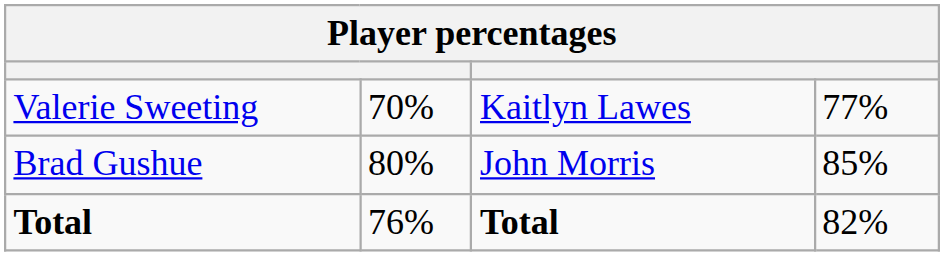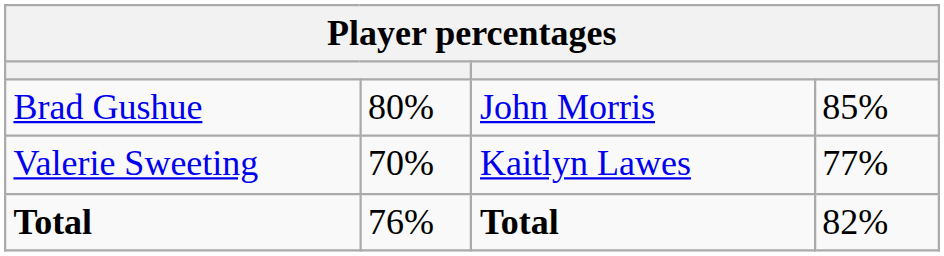rows swapped: (136, 106) <-> (108, 163)
